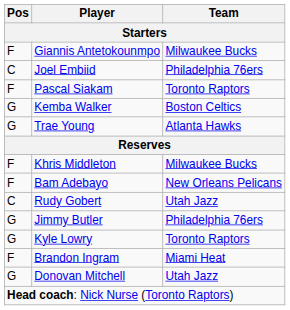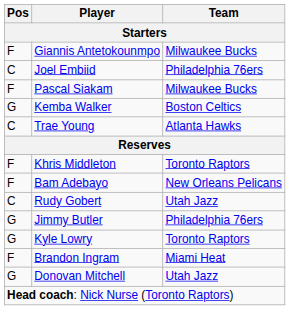(208, 88) Toronto Raptors -> (211, 88) Milwaukee Bucks
(12, 126) G -> (11, 126) C
(211, 164) Milwaukee Bucks -> (208, 164) Toronto Raptors
